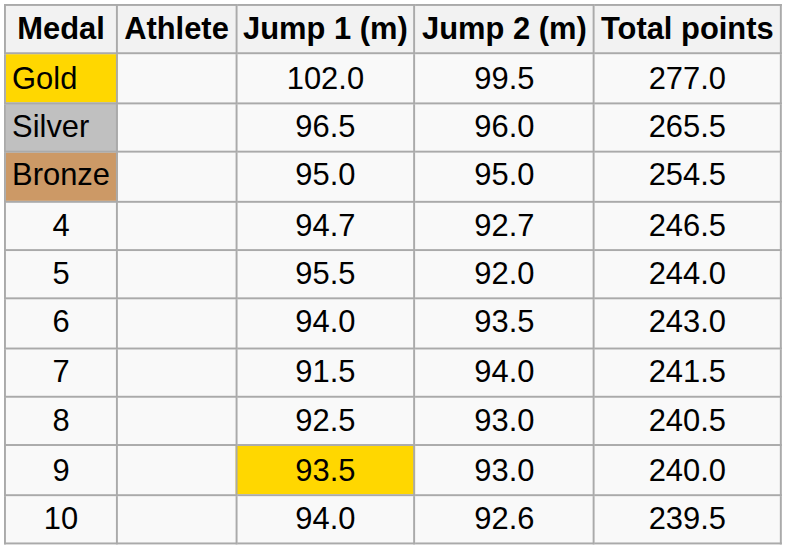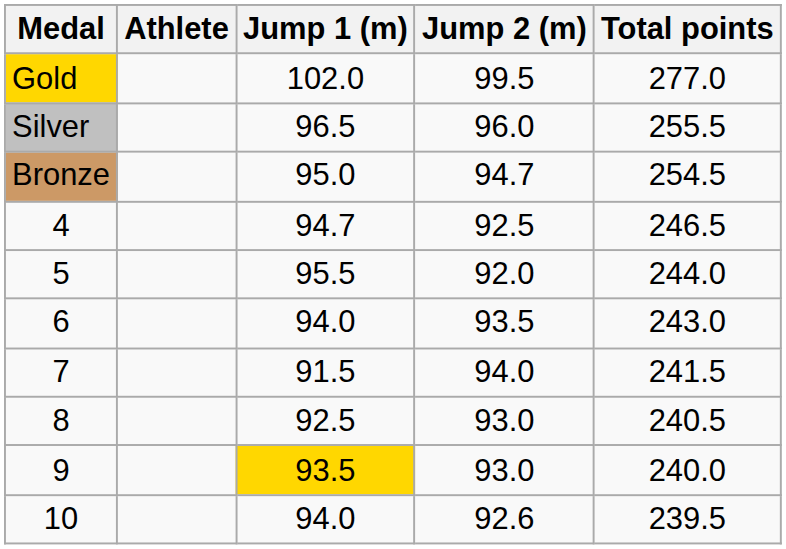(687, 126) 265.5 -> (687, 126) 255.5
(504, 175) 95.0 -> (504, 175) 94.7
(504, 224) 92.7 -> (504, 224) 92.5
